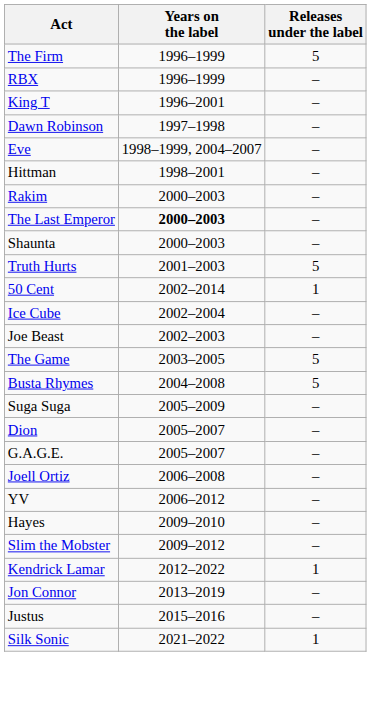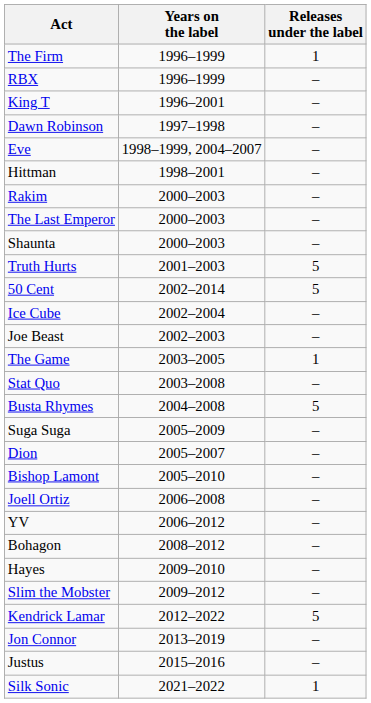(316, 56) 5 -> (316, 56) 1
(192, 219) bold -> (192, 219) normal
(316, 289) 1 -> (316, 289) 5
(316, 359) 5 -> (316, 359) 1
+ row: (34, 382)
- row: (36, 452)
+ row: (53, 476)
+ row: (34, 546)
(316, 569) 1 -> (316, 616) 5
